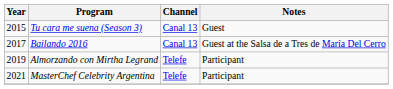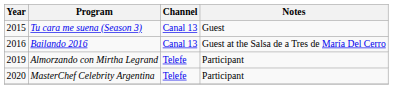(16, 44) 2017 -> (16, 44) 2016
(16, 76) 2021 -> (16, 76) 2020
